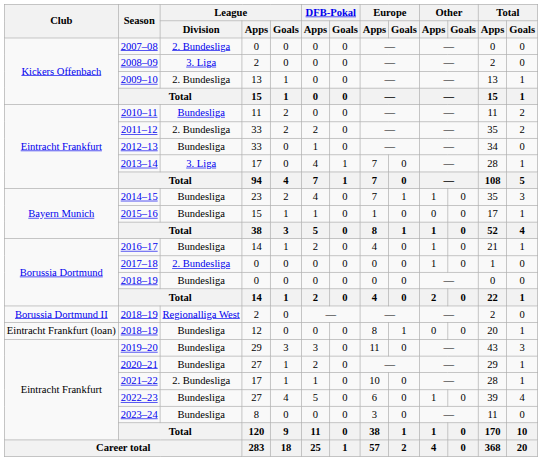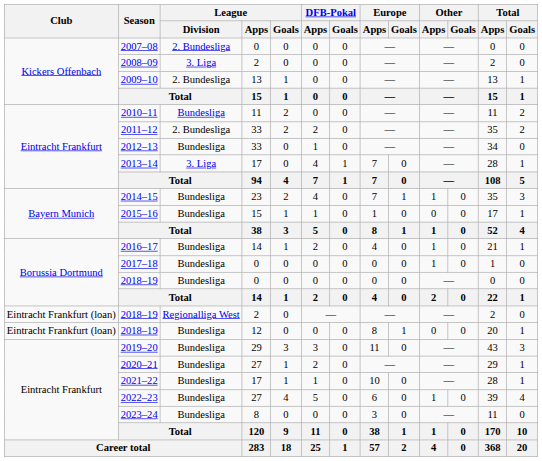(201, 264) 2. Bundesliga -> (201, 264) Bundesliga
(61, 314) Borussia Dortmund II -> (61, 314) Eintracht Frankfurt (loan)
(201, 381) 2. Bundesliga -> (201, 381) Bundesliga
